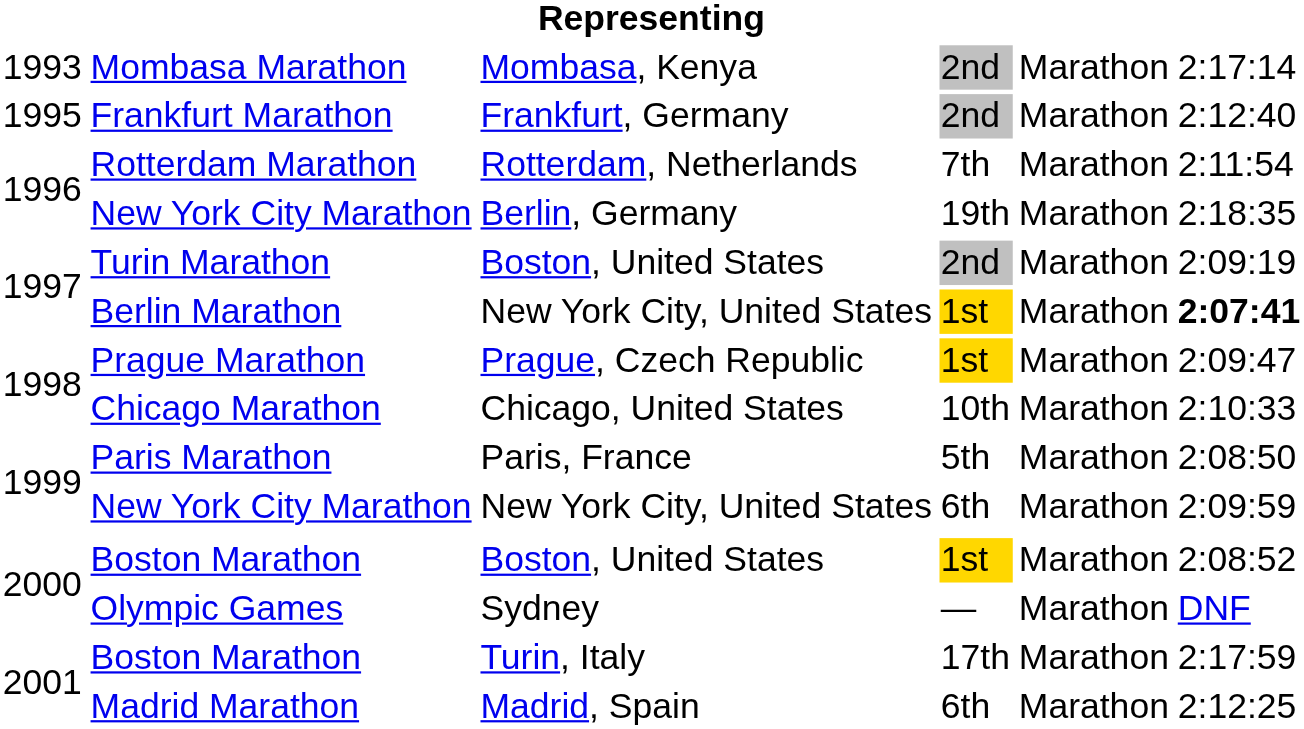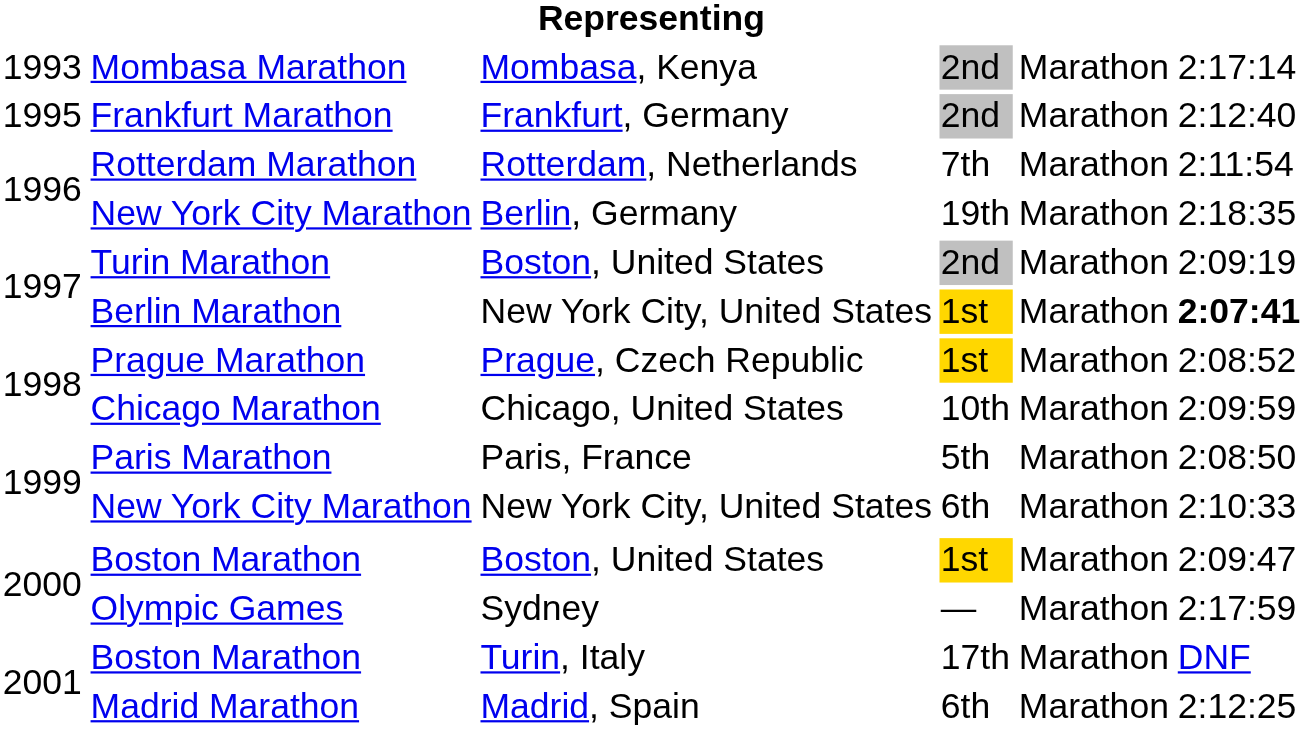(1237, 359) 2:09:47 -> (1237, 359) 2:08:52
(1237, 408) 2:10:33 -> (1237, 408) 2:09:59
(1237, 506) 2:09:59 -> (1237, 506) 2:10:33
(1237, 559) 2:08:52 -> (1237, 559) 2:09:47
(1214, 608) DNF -> (1237, 608) 2:17:59
(1237, 657) 2:17:59 -> (1214, 657) DNF
